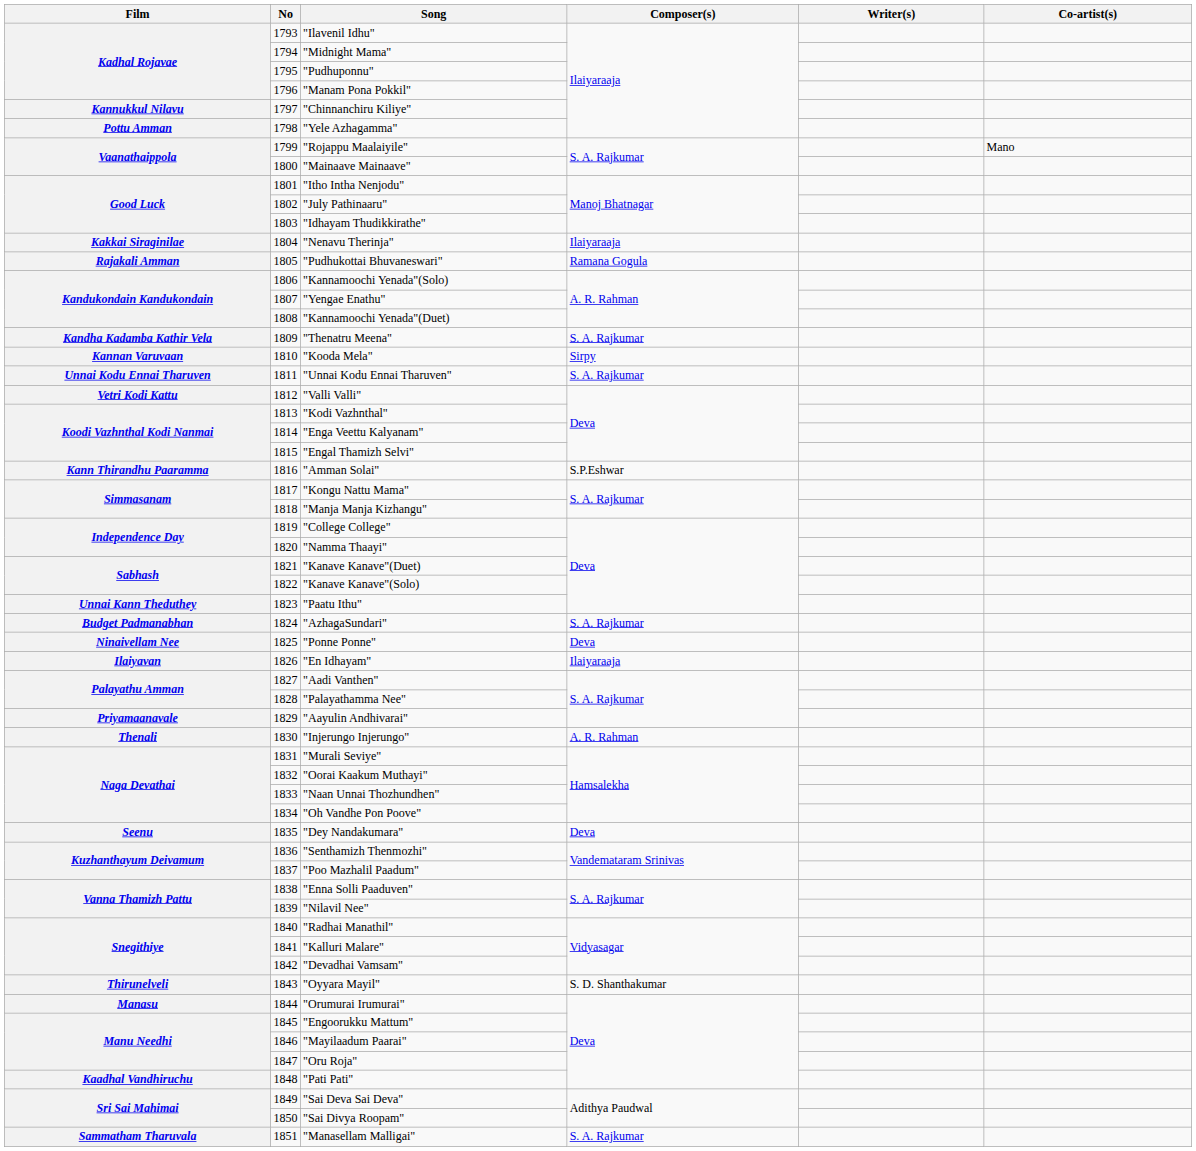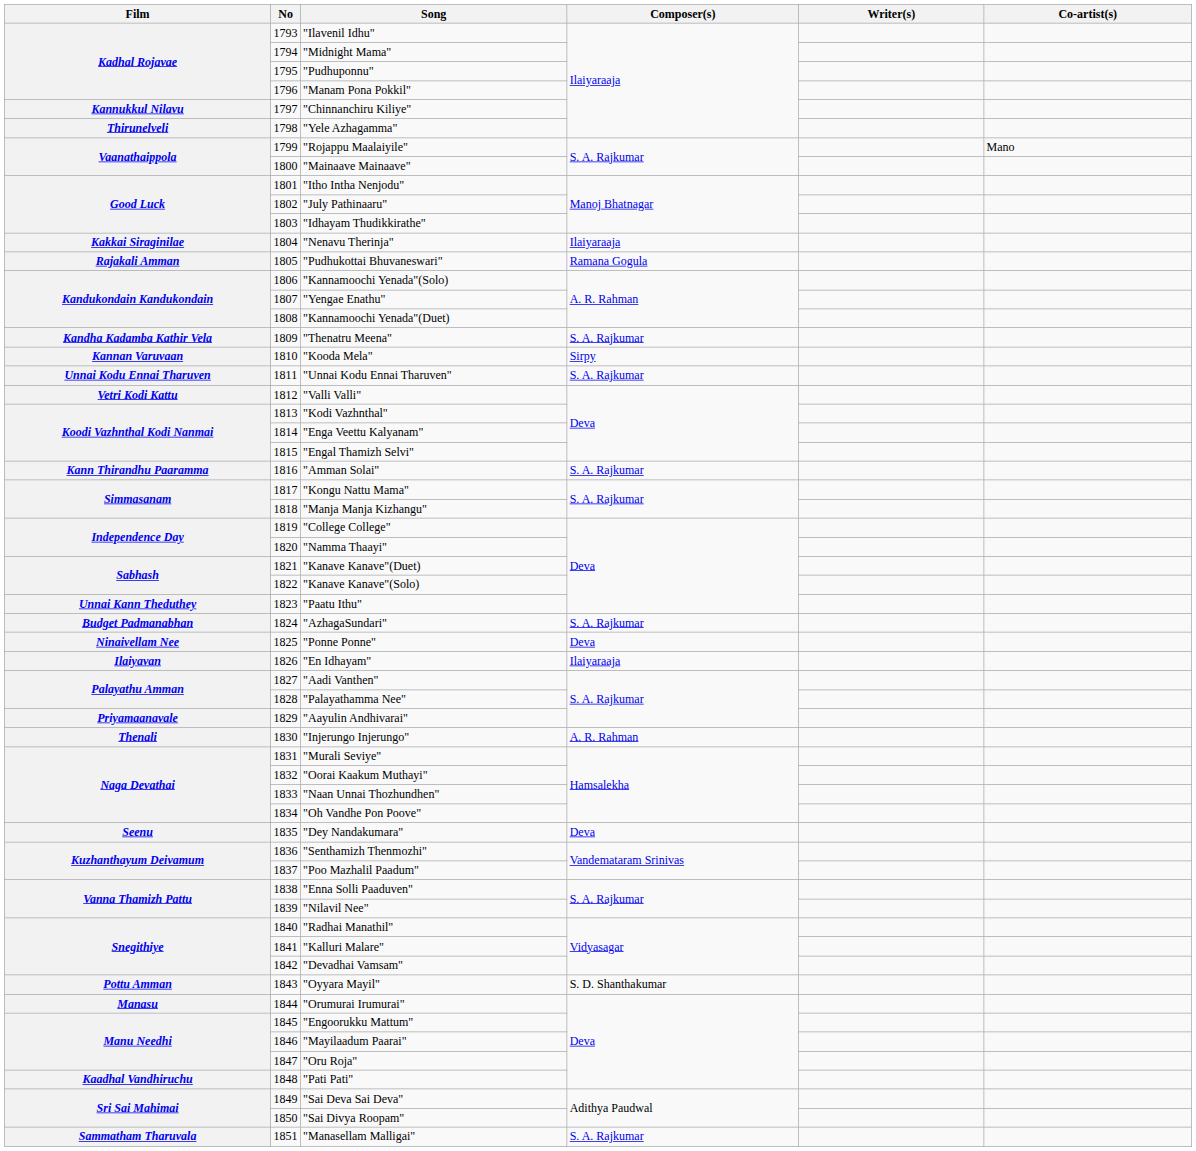(138, 128) Pottu Amman -> (138, 128) Thirunelveli
(597, 470) S.P.Eshwar -> (607, 470) S. A. Rajkumar
(138, 984) Thirunelveli -> (138, 984) Pottu Amman
